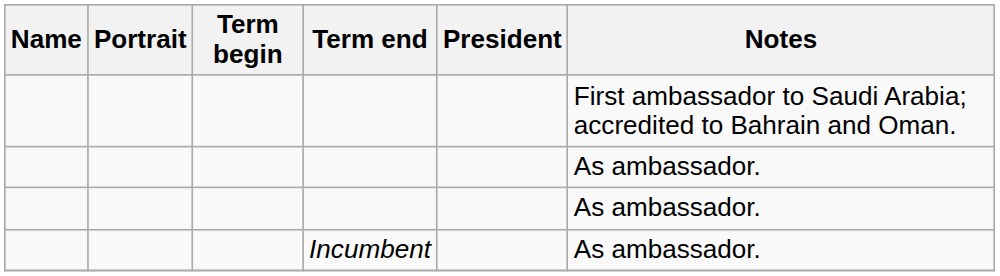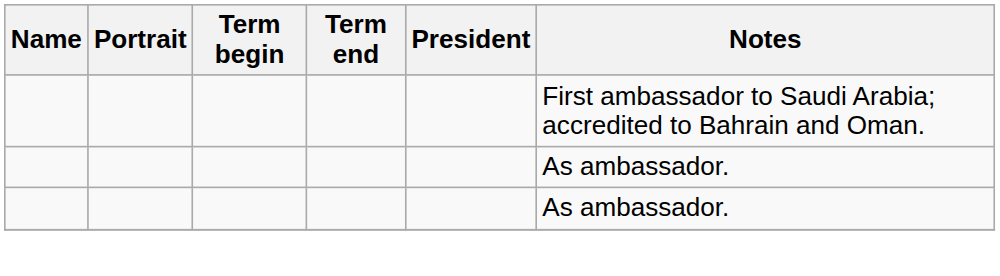- row: (46, 250)
